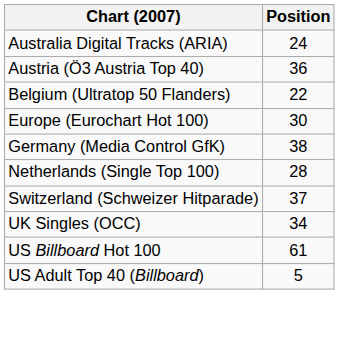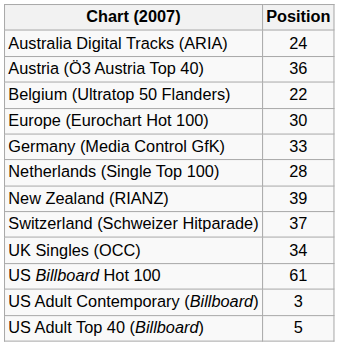(298, 146) 38 -> (298, 146) 33
+ row: (89, 198)
+ row: (133, 302)
